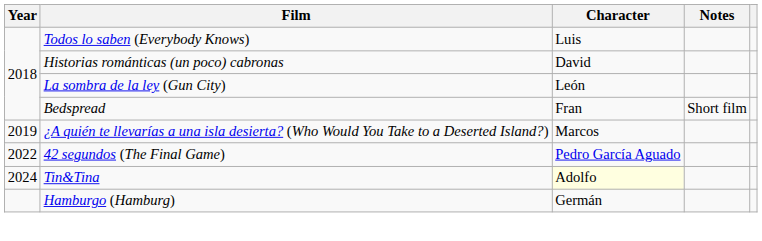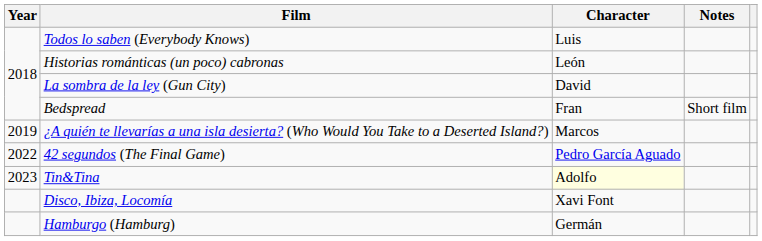(573, 62) David -> (570, 62) León
(570, 85) León -> (573, 85) David
(22, 177) 2024 -> (22, 177) 2023
+ row: (108, 200)
